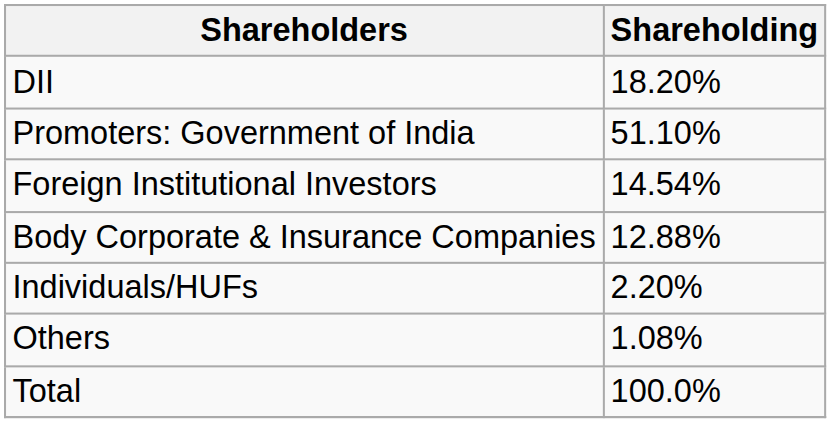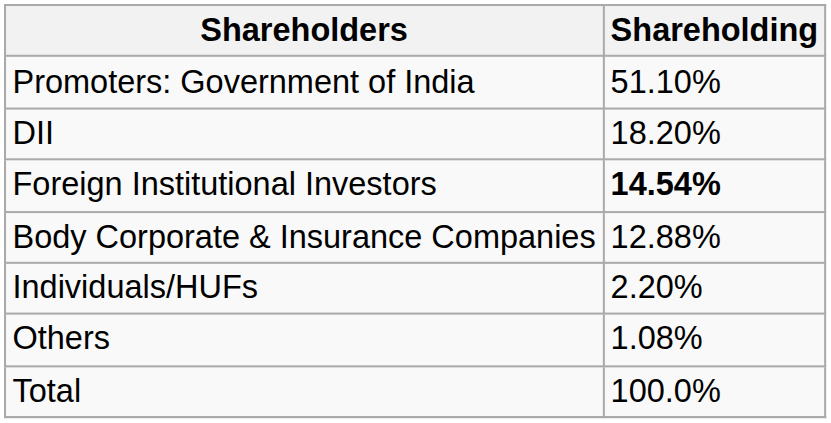rows swapped: (244, 133) <-> (33, 81)
(666, 184) normal -> (666, 184) bold
